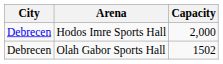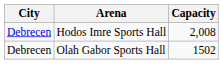(203, 31) 2,000 -> (203, 31) 2,008
